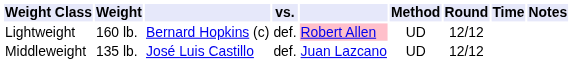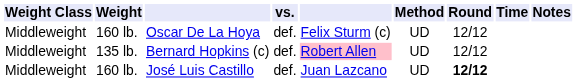+ row: (203, 32)
(40, 32) Lightweight -> (46, 51) Middleweight
(117, 32) 160 lb. -> (117, 51) 135 lb.
(117, 51) 135 lb. -> (117, 71) 160 lb.
(466, 51) normal -> (470, 71) bold
